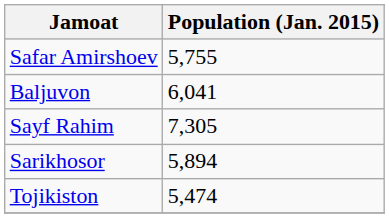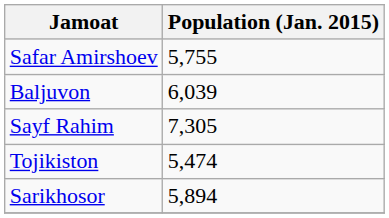(192, 91) 6,041 -> (192, 91) 6,039
rows swapped: (57, 160) <-> (54, 195)
